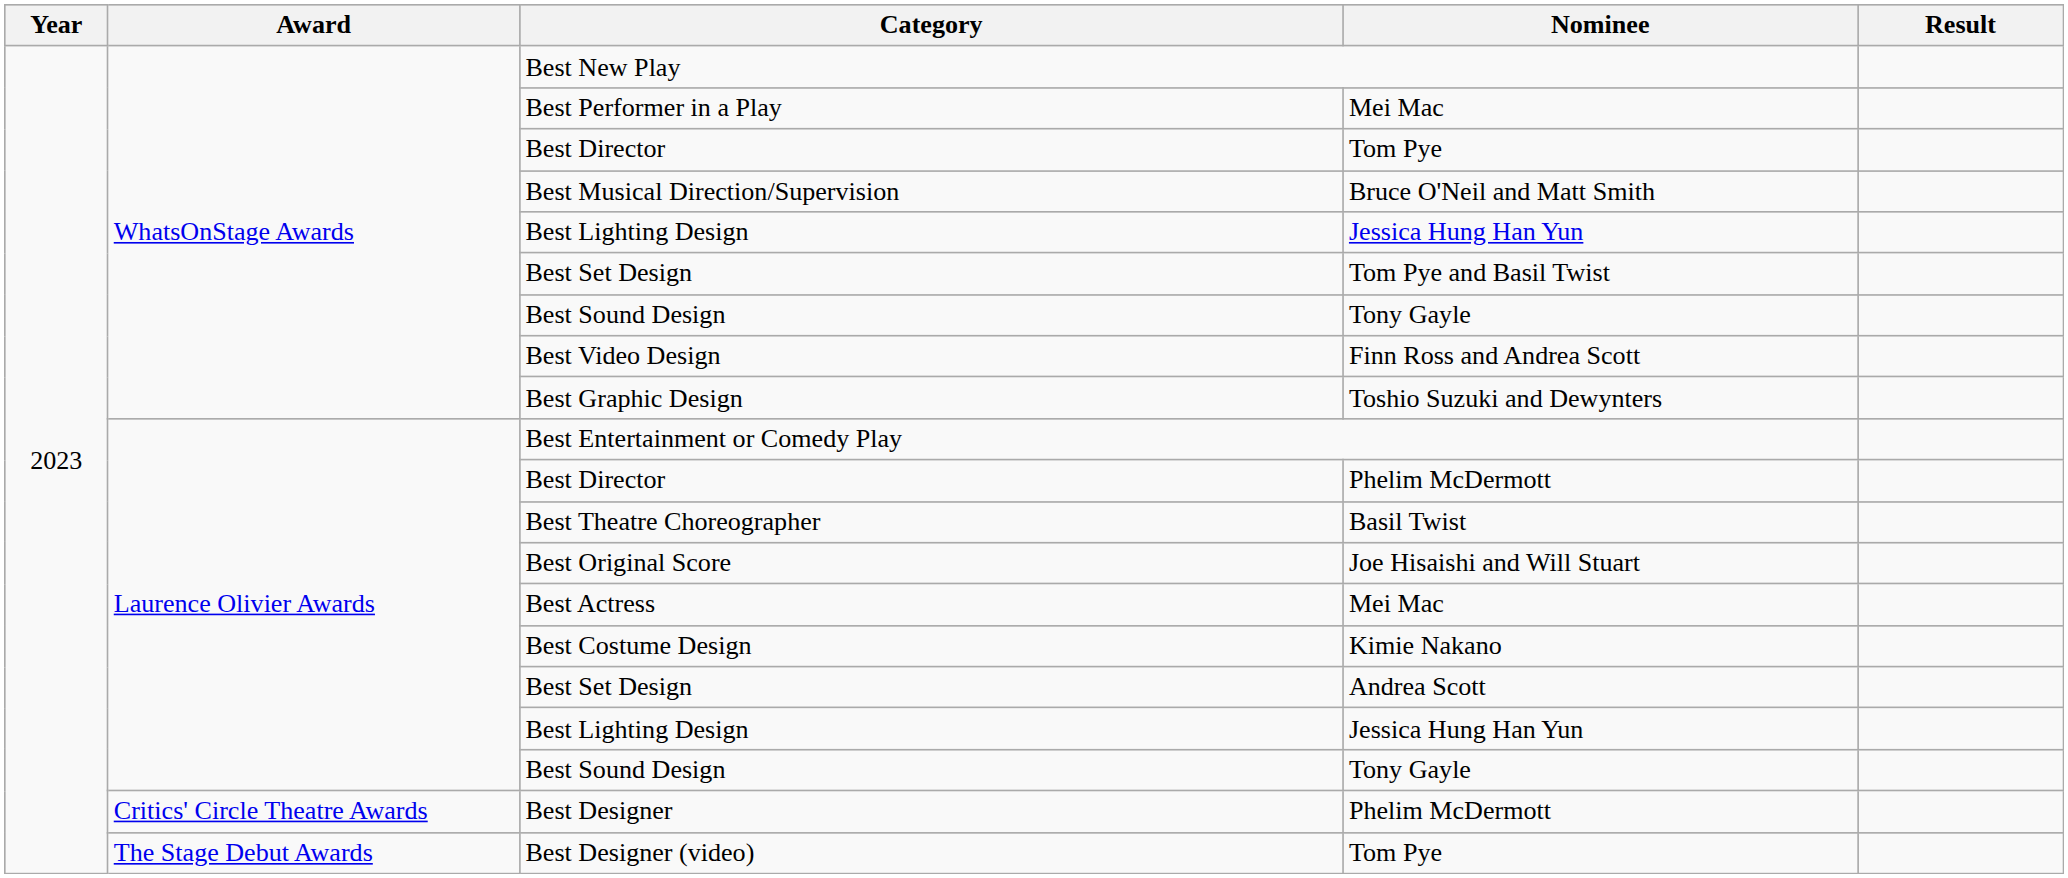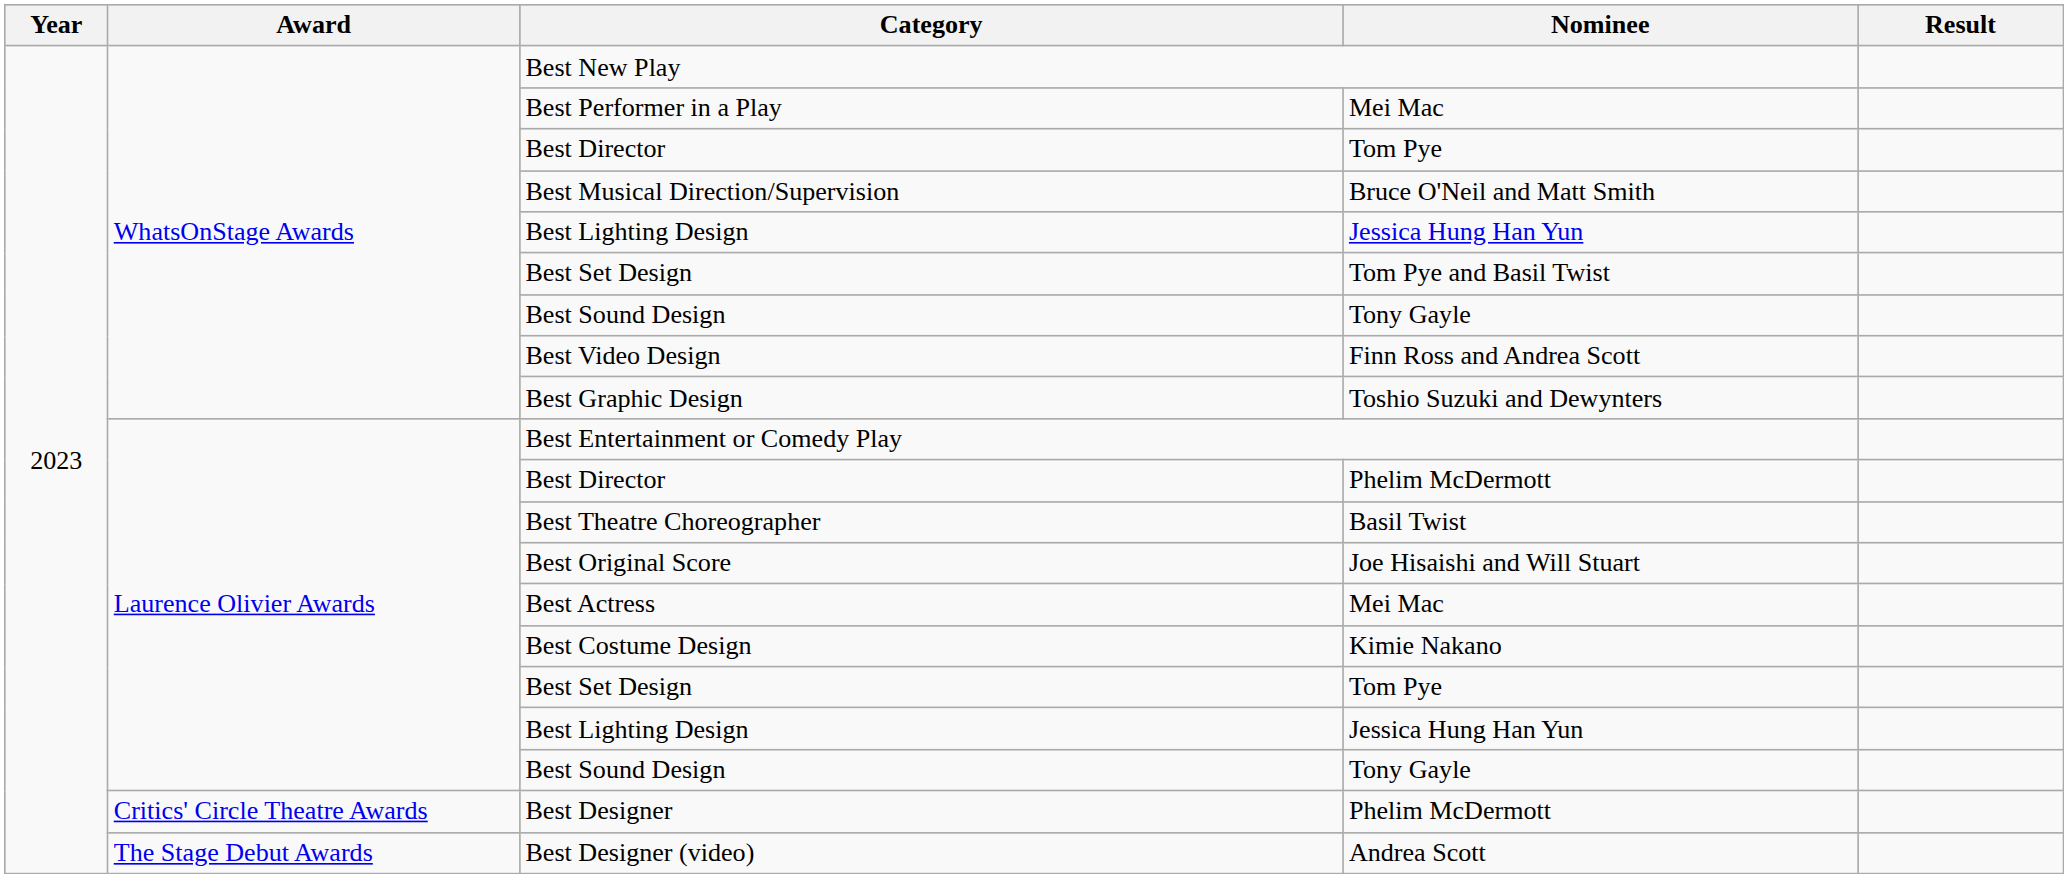(1417, 686) Andrea Scott -> (1395, 686) Tom Pye
(1395, 852) Tom Pye -> (1417, 852) Andrea Scott
